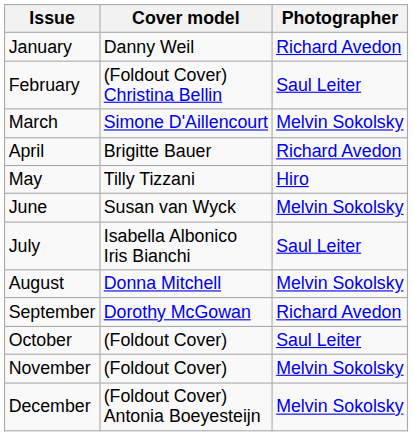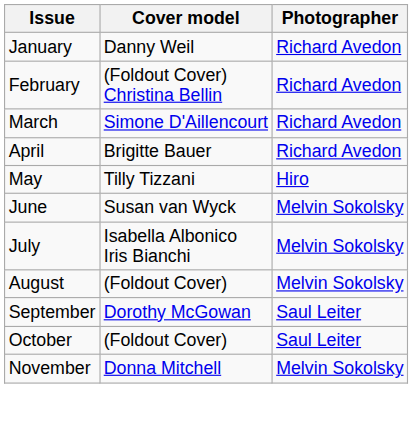(319, 84) Saul Leiter -> (339, 84) Richard Avedon
(340, 123) Melvin Sokolsky -> (339, 123) Richard Avedon
(319, 245) Saul Leiter -> (340, 245) Melvin Sokolsky
(162, 283) Donna Mitchell -> (165, 283) (Foldout Cover)
(339, 312) Richard Avedon -> (319, 312) Saul Leiter
(165, 368) (Foldout Cover) -> (162, 368) Donna Mitchell
- row: (50, 406)
